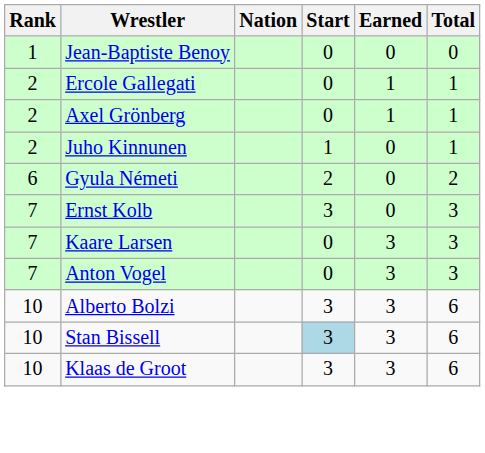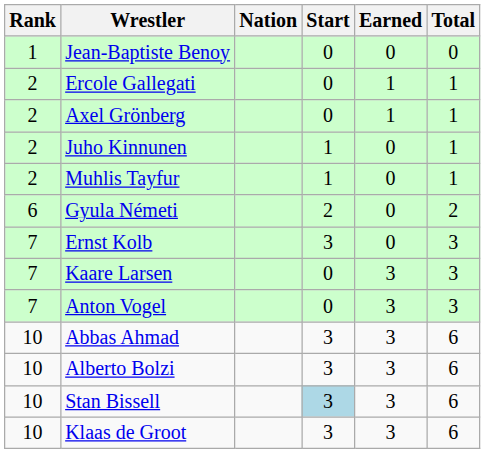+ row: (122, 178)
+ row: (122, 337)
